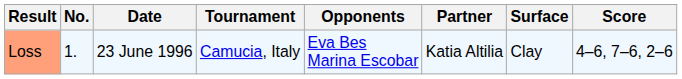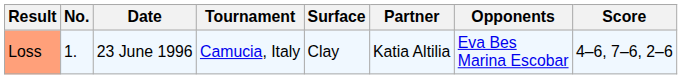columns swapped: (540, 16) <-> (363, 16)
